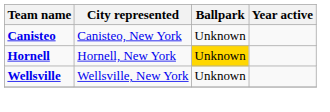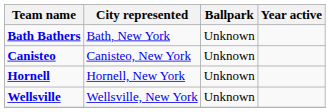+ row: (44, 35)
(220, 55) gold background -> (229, 76) no background
